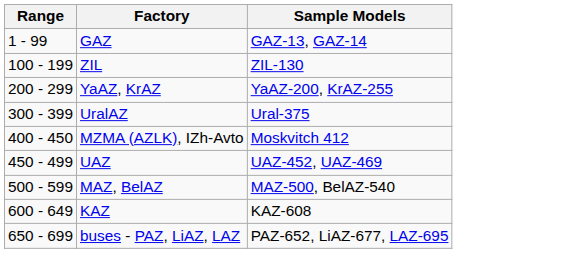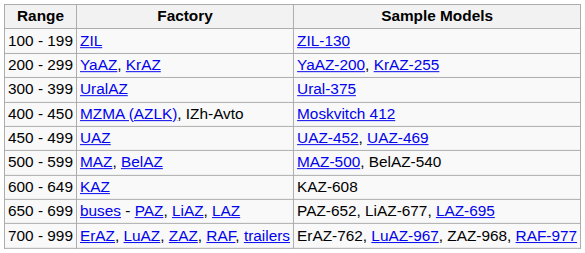- row: (96, 41)
+ row: (185, 235)
